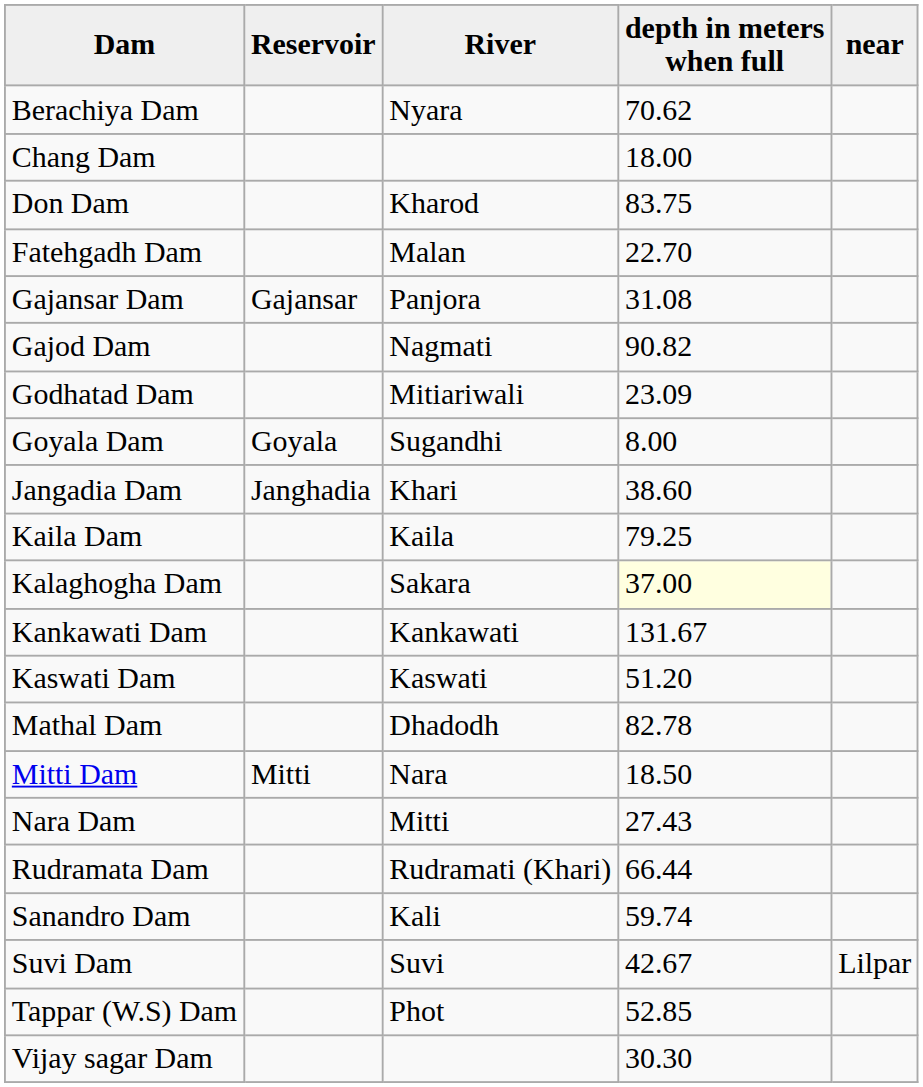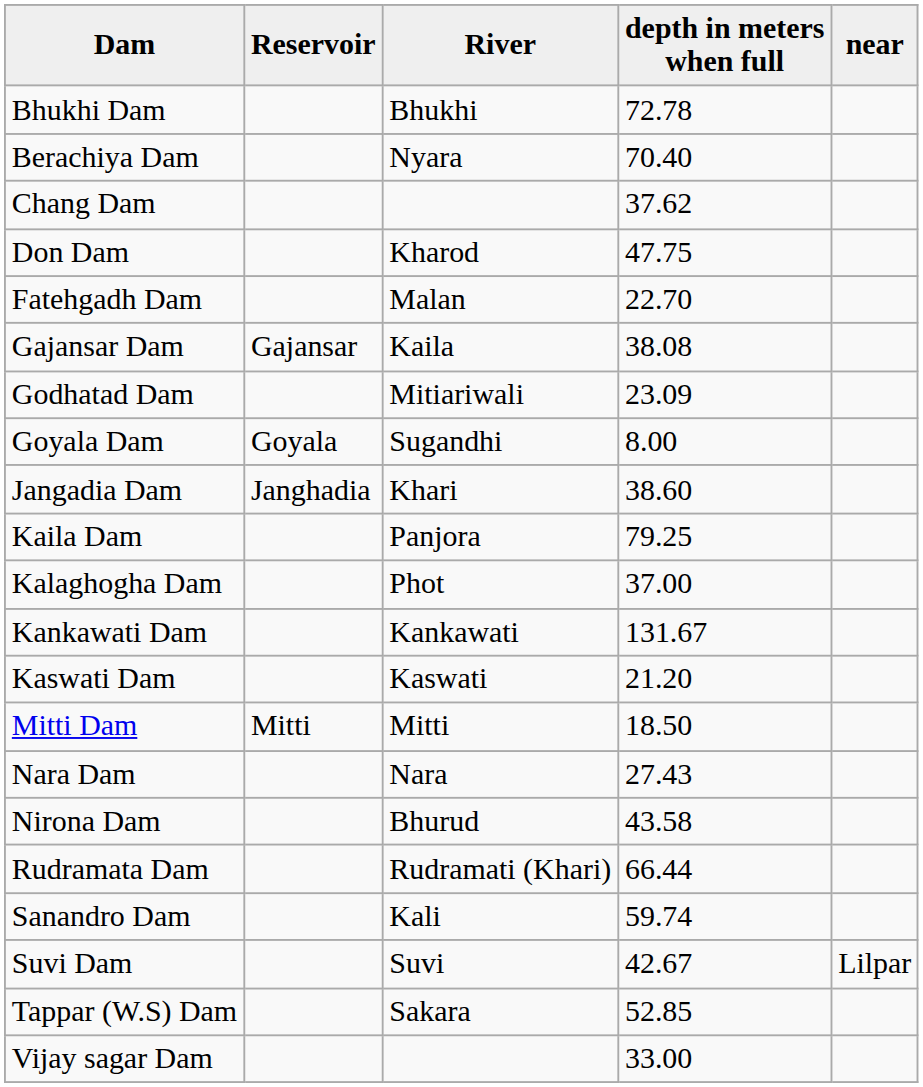+ row: (89, 109)
(659, 109) 70.62 -> (659, 156) 70.40
(659, 156) 18.00 -> (659, 204) 37.62
(659, 204) 83.75 -> (659, 251) 47.75
(435, 299) Panjora -> (422, 346) Kaila
(659, 299) 31.08 -> (659, 346) 38.08
- row: (81, 346)
(422, 536) Kaila -> (435, 536) Panjora
(430, 583) Sakara -> (417, 583) Phot
(659, 583) lightyellow background -> (659, 583) no background
(659, 678) 51.20 -> (659, 678) 21.20
- row: (87, 726)
(418, 773) Nara -> (419, 726) Mitti
(419, 821) Mitti -> (418, 773) Nara
+ row: (86, 821)
(417, 1010) Phot -> (430, 1010) Sakara
(659, 1058) 30.30 -> (659, 1058) 33.00
